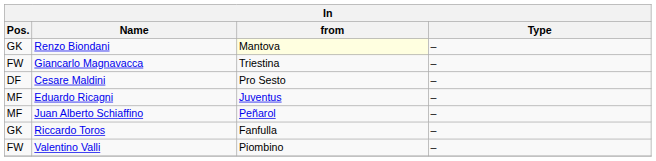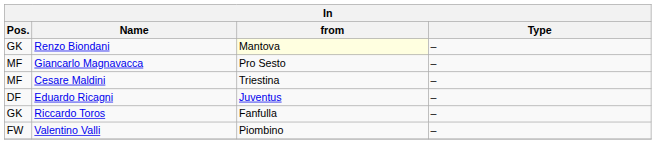(15, 64) FW -> (15, 64) MF
(259, 64) Triestina -> (262, 64) Pro Sesto
(14, 81) DF -> (15, 81) MF
(262, 81) Pro Sesto -> (259, 81) Triestina
(15, 97) MF -> (14, 97) DF
- row: (89, 114)
